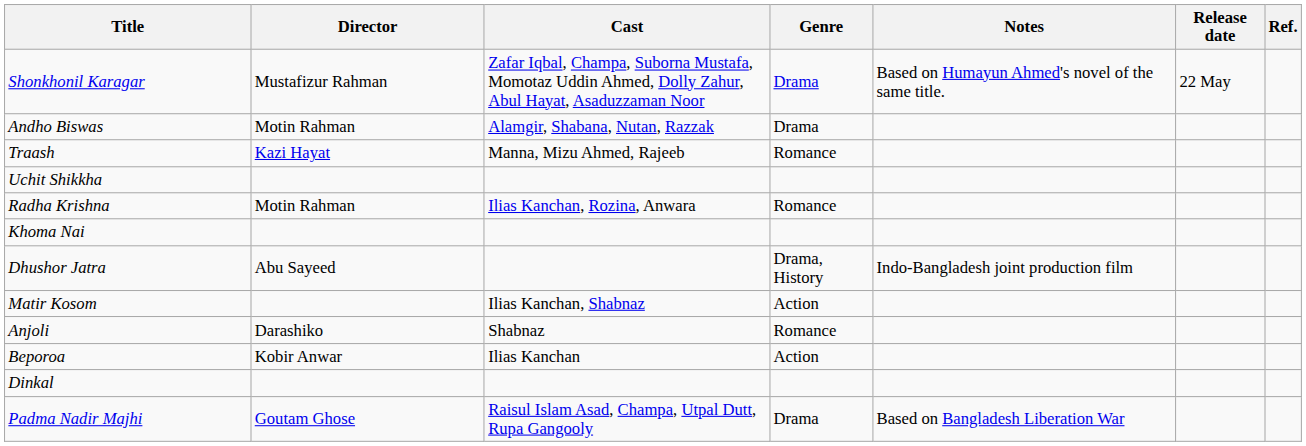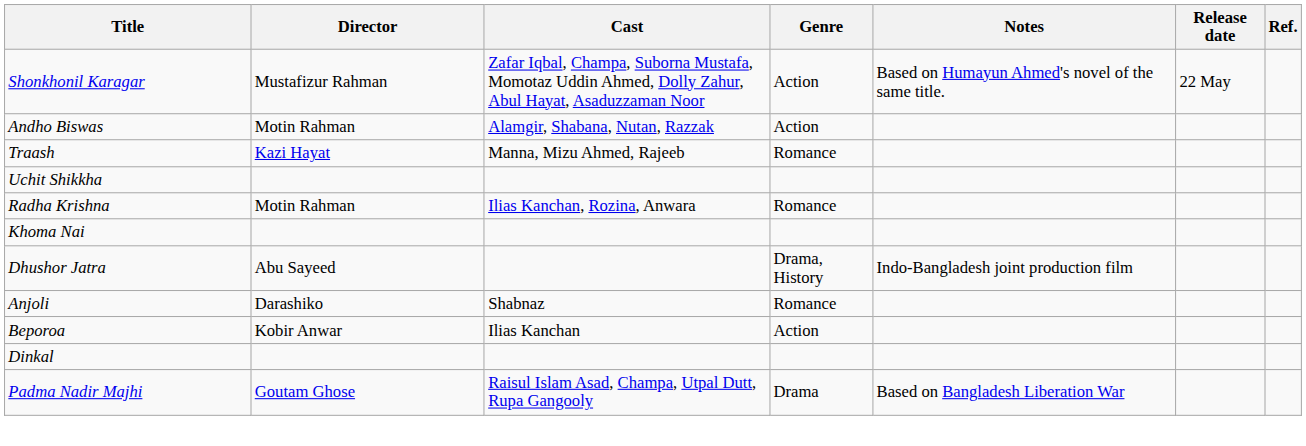(796, 81) Drama -> (796, 81) Action
(796, 126) Drama -> (796, 126) Action
- row: (53, 303)
